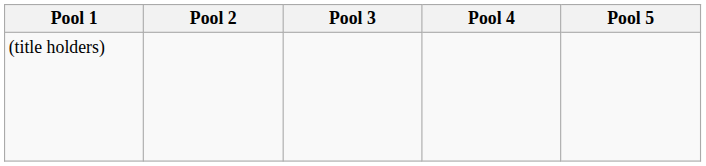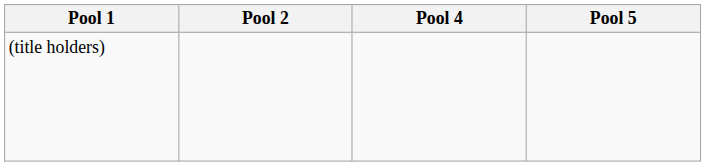- column: (352, 18)
